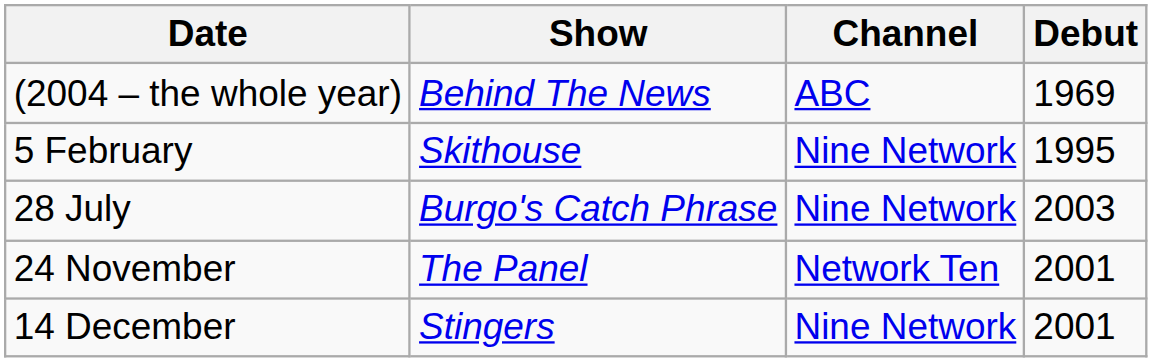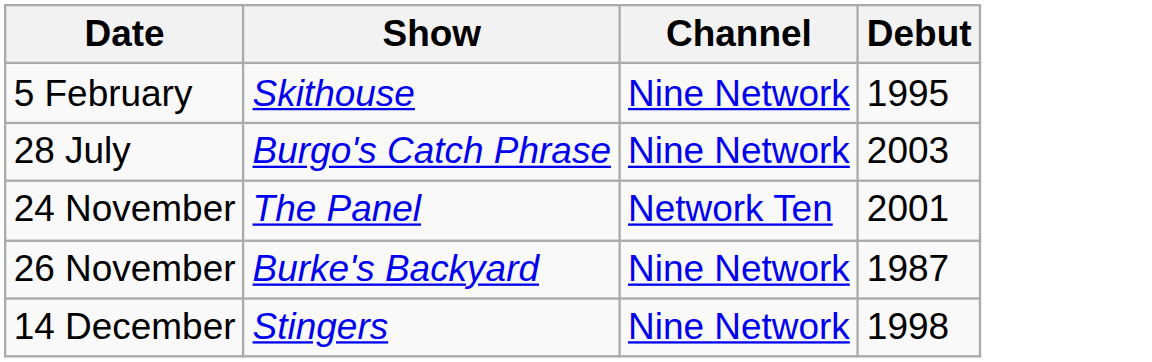- row: (208, 92)
+ row: (125, 268)
(1074, 326) 2001 -> (908, 326) 1998
